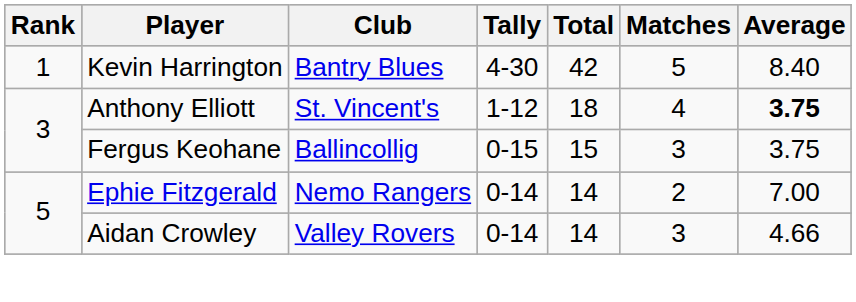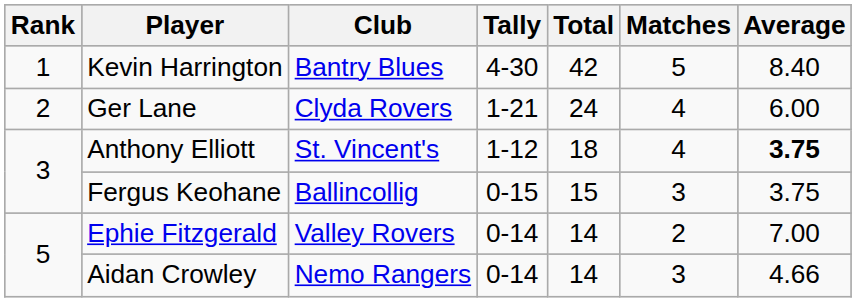+ row: (142, 108)
(383, 191) Nemo Rangers -> (375, 233) Valley Rovers
(375, 233) Valley Rovers -> (383, 274) Nemo Rangers
